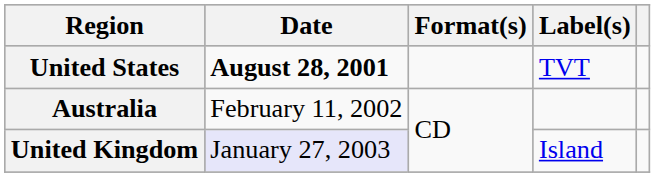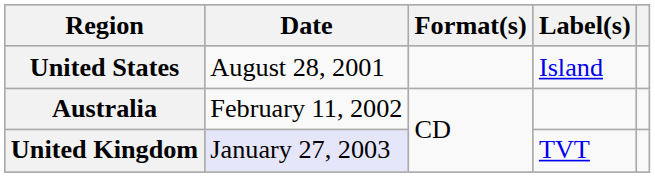(300, 66) bold -> (297, 66) normal
(564, 66) TVT -> (571, 66) Island
(571, 150) Island -> (564, 150) TVT
